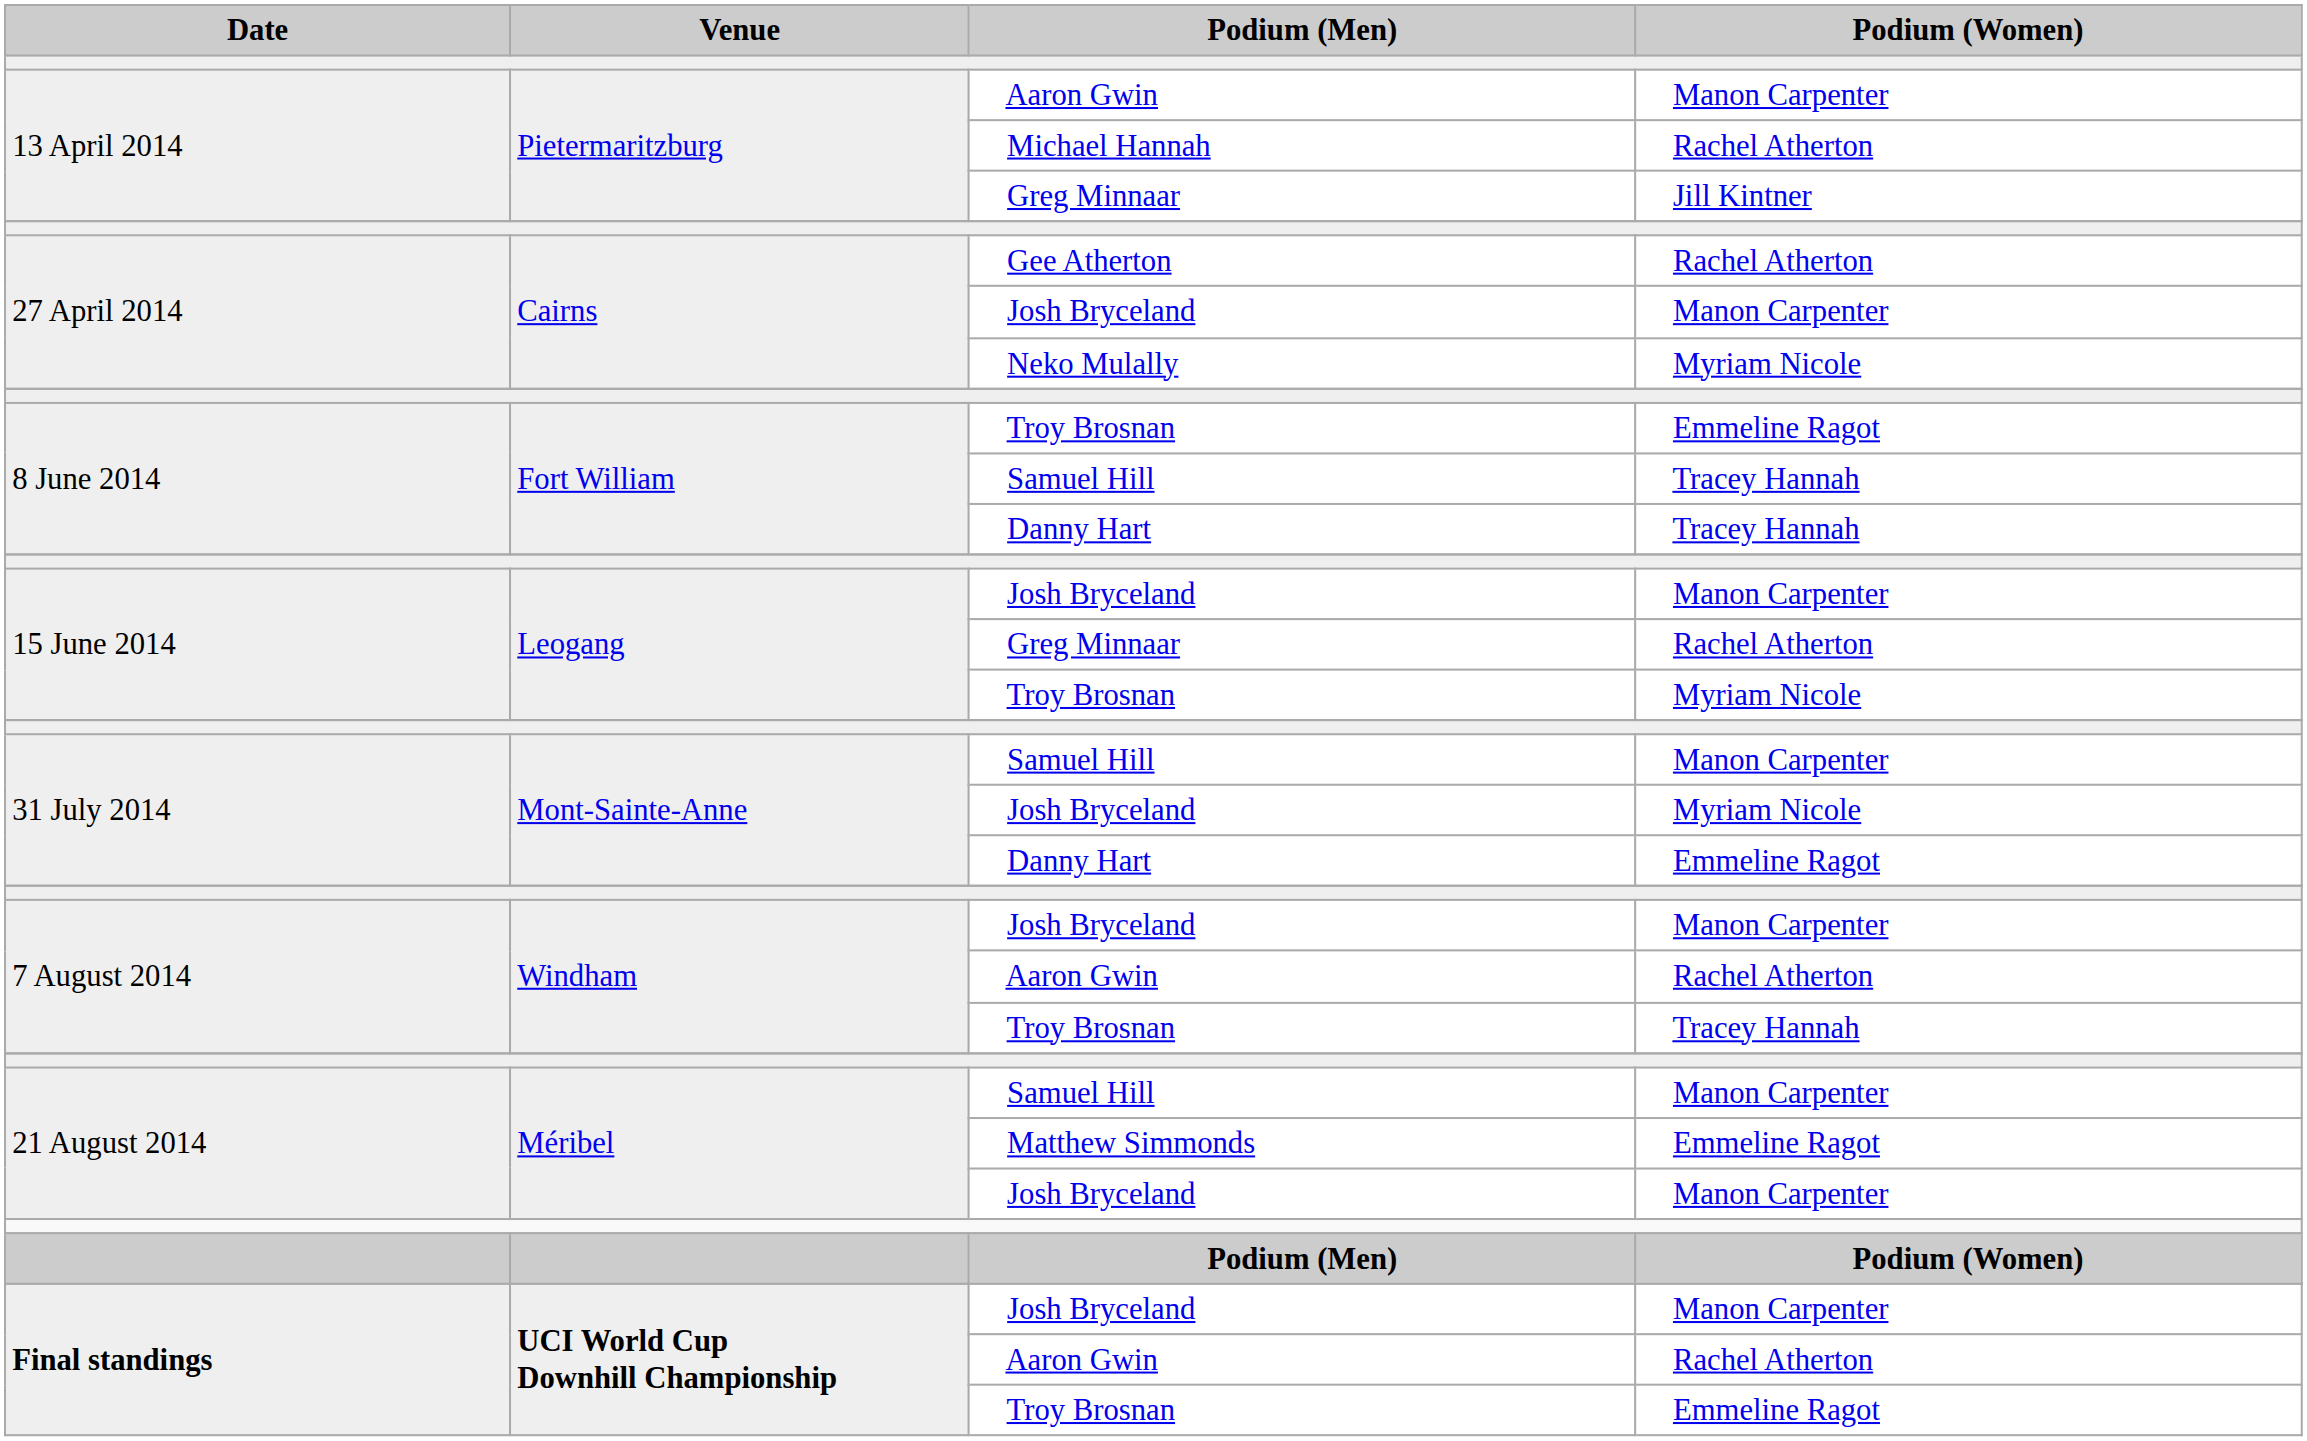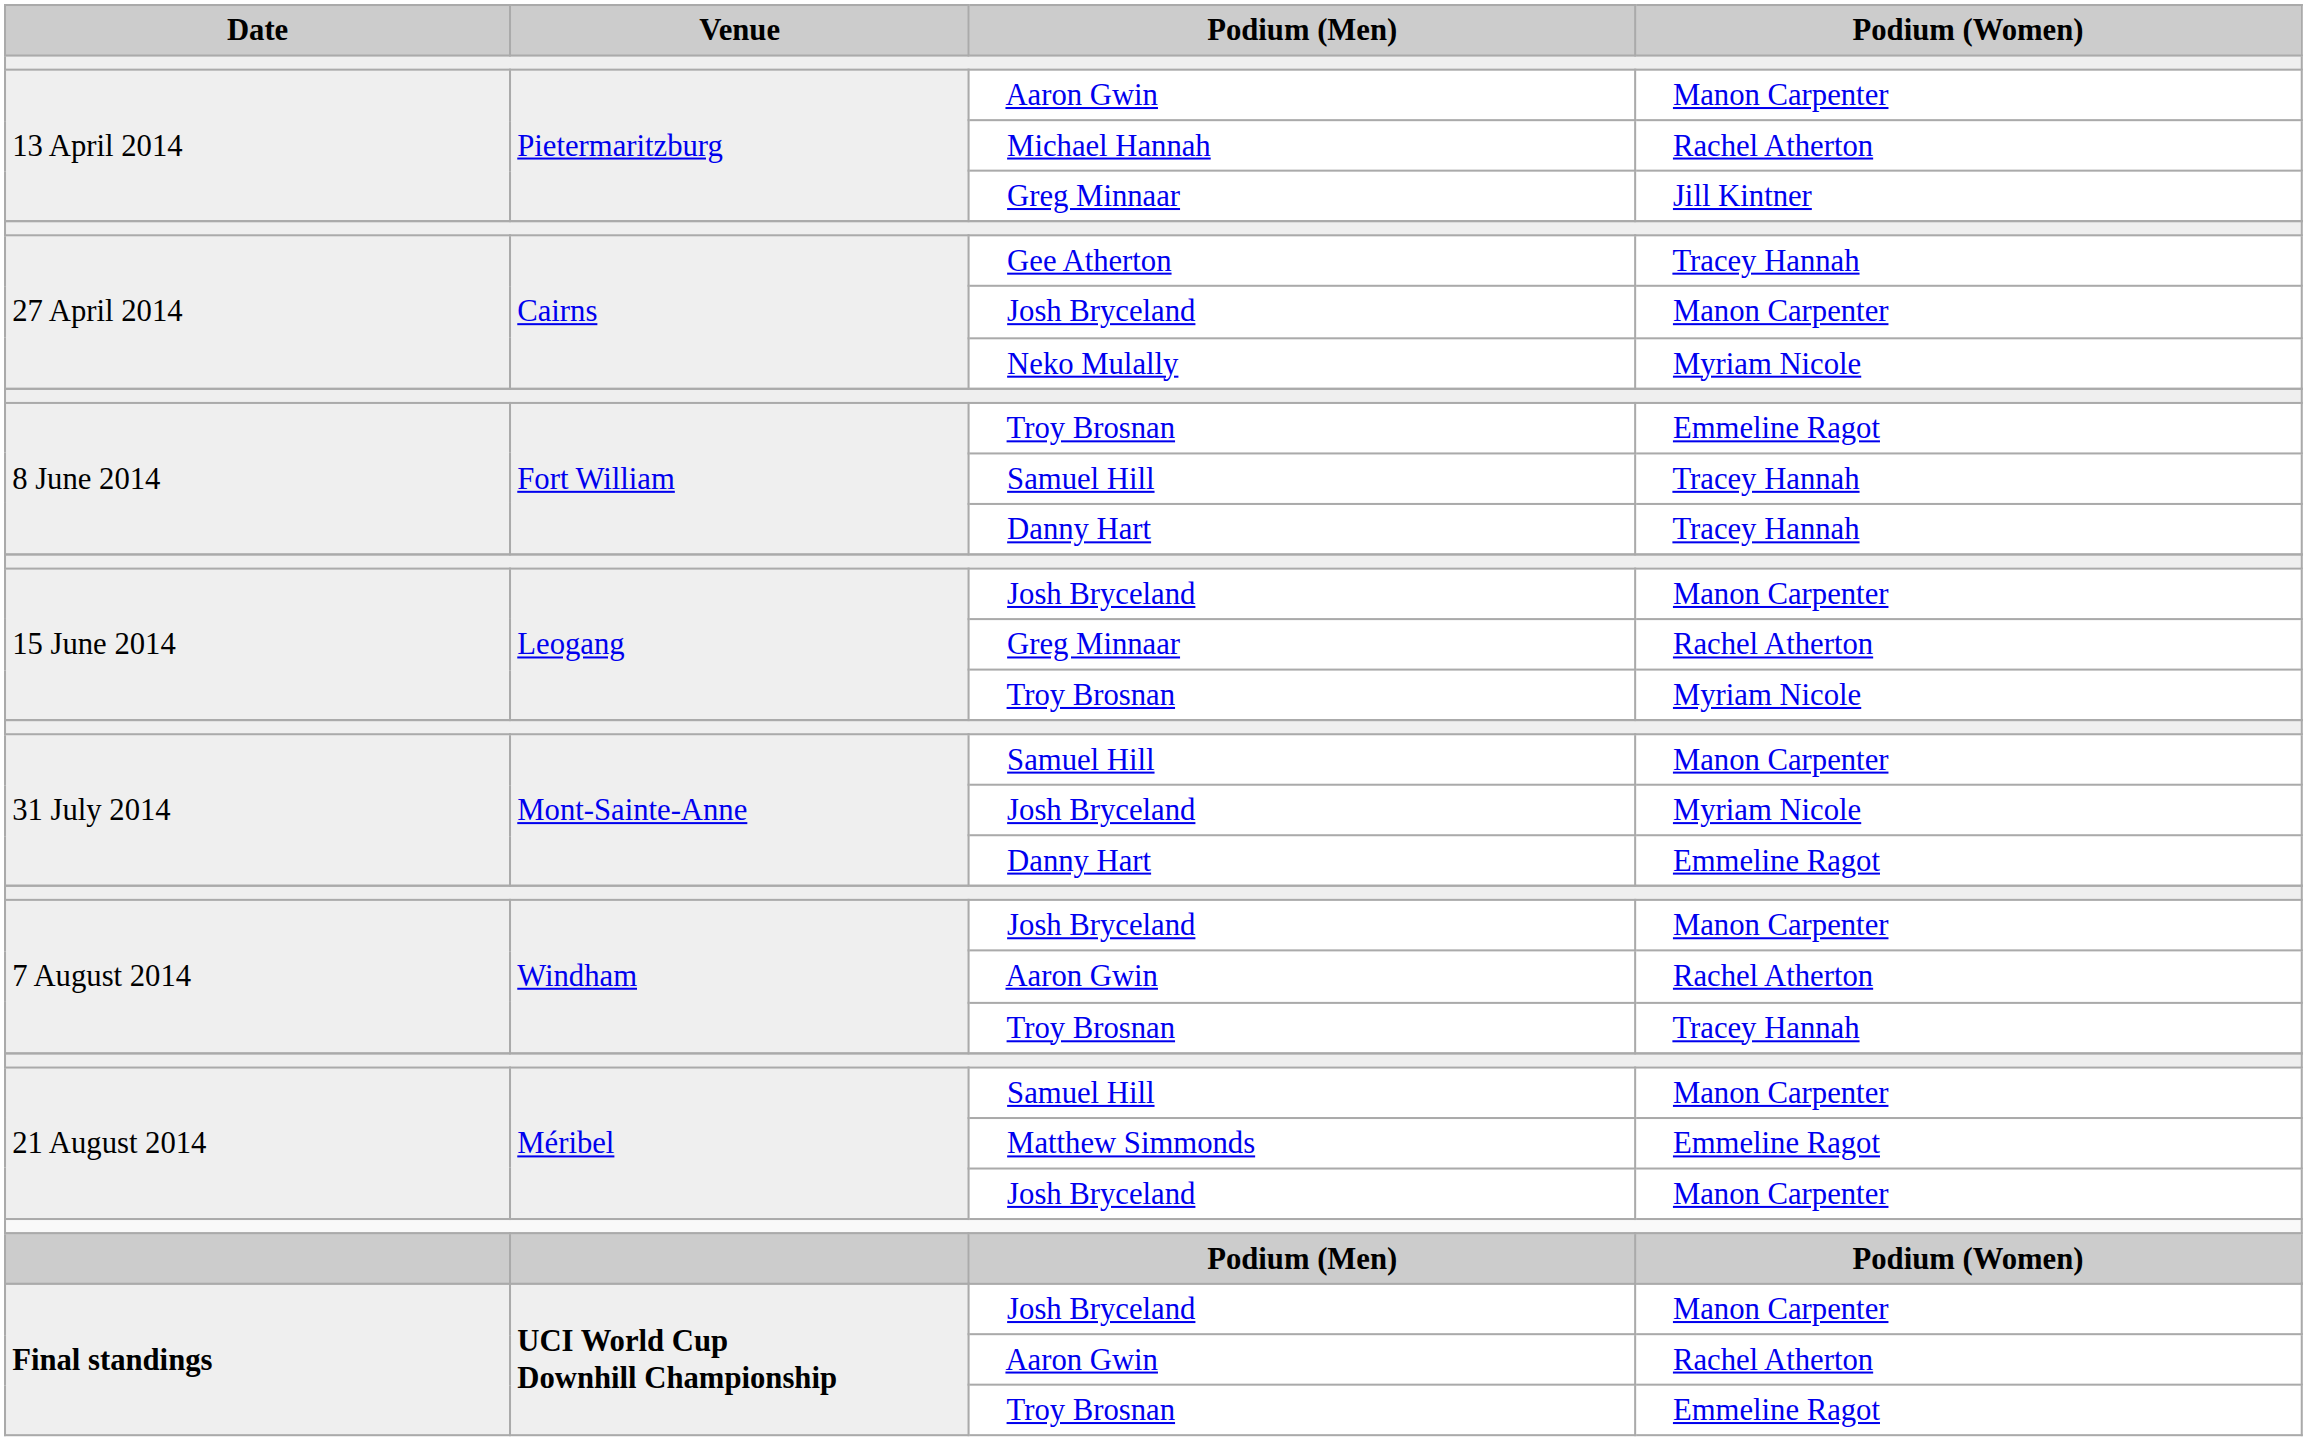(1758, 261) Rachel Atherton -> (1751, 261) Tracey Hannah
